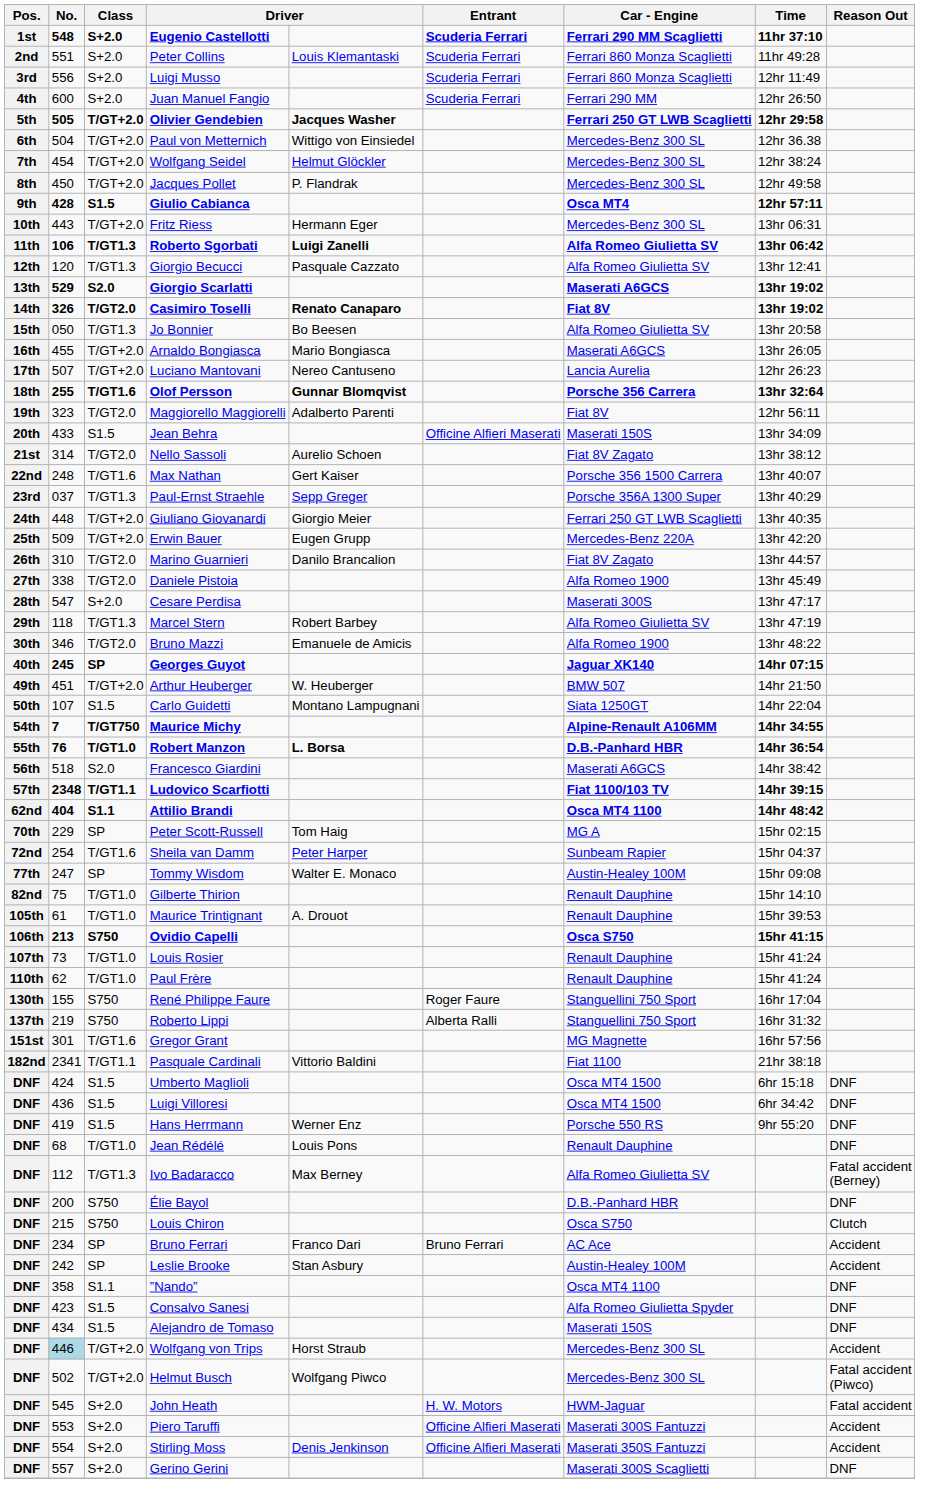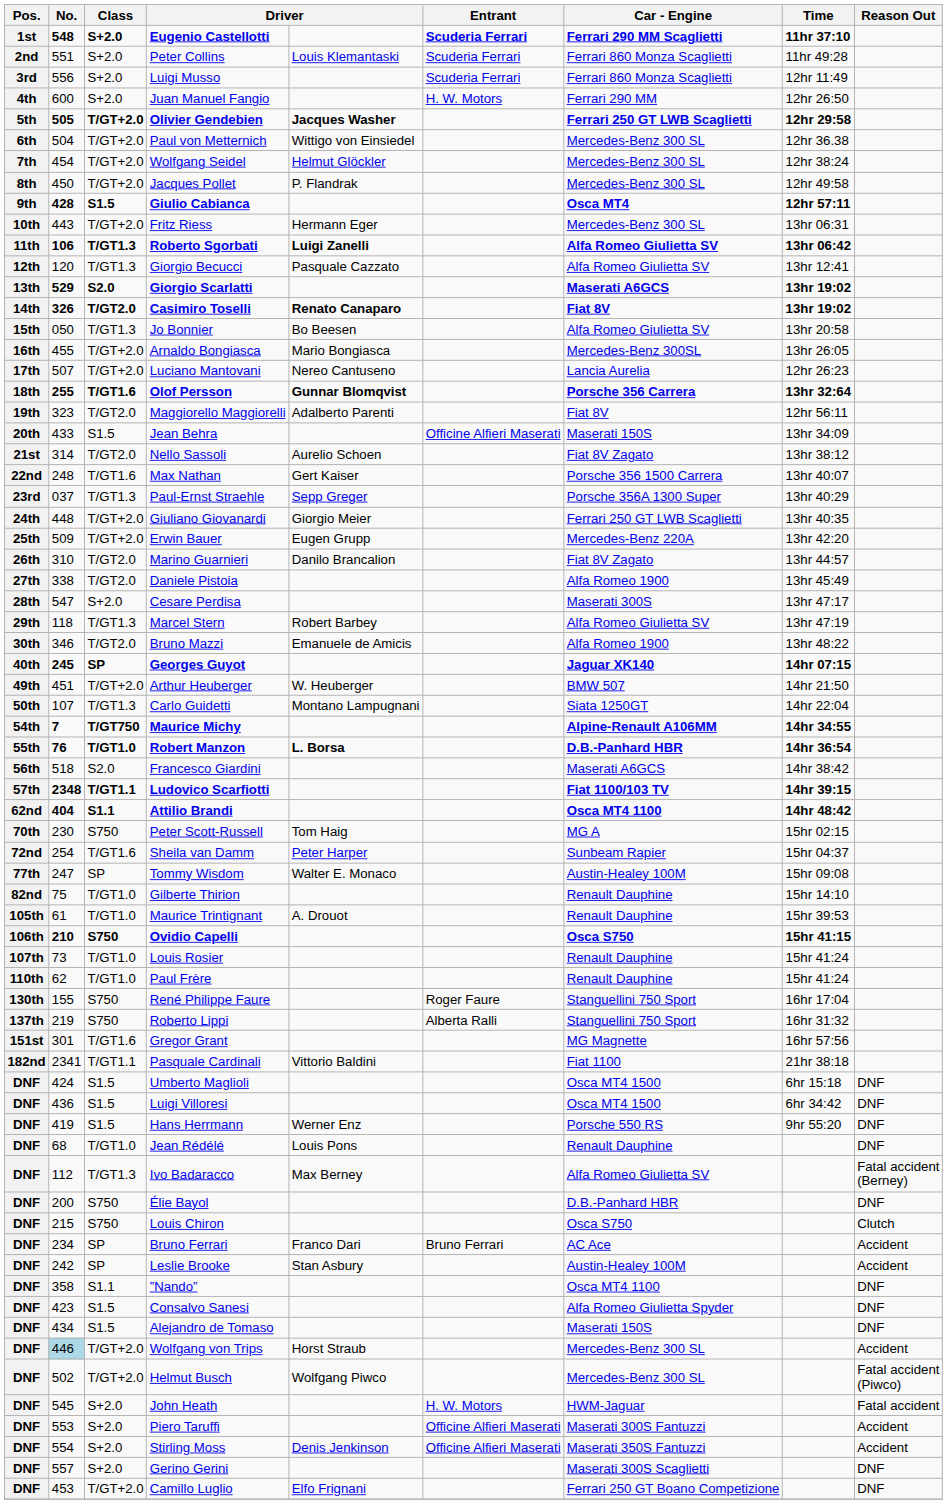(473, 99) Scuderia Ferrari -> (464, 99) H. W. Motors
(616, 350) Maserati A6GCS -> (634, 350) Mercedes-Benz 300SL
(101, 706) S1.5 -> (112, 706) T/GT1.3
(63, 832) 229 -> (63, 832) 230
(96, 832) SP -> (103, 832) S750
(63, 936) 213 -> (63, 936) 210
+ row: (191, 1489)
